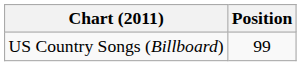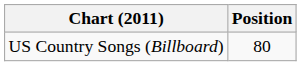(262, 46) 99 -> (262, 46) 80
